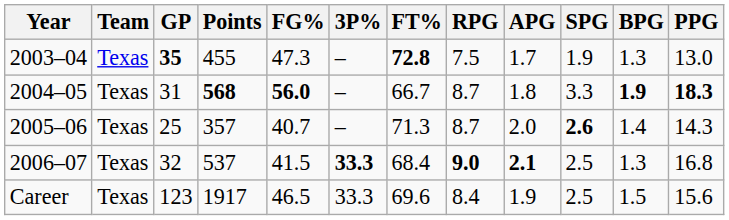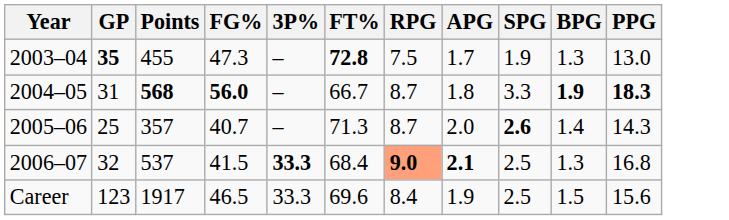- column: (123, 22)
(466, 162) no background -> (404, 162) lightsalmon background
